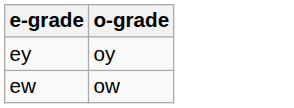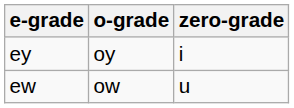+ column: (231, 20)
